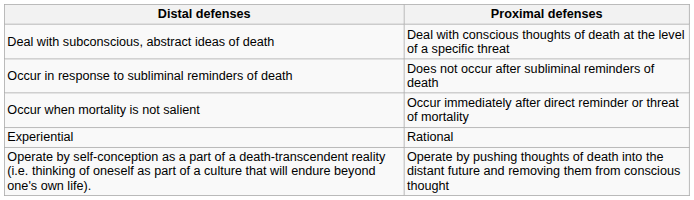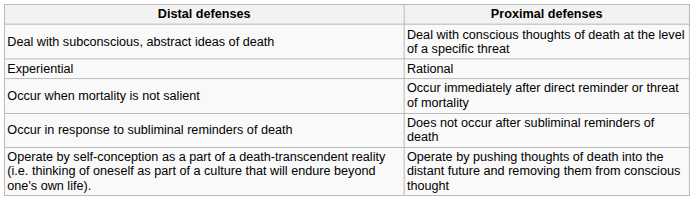rows swapped: (40, 137) <-> (150, 75)
